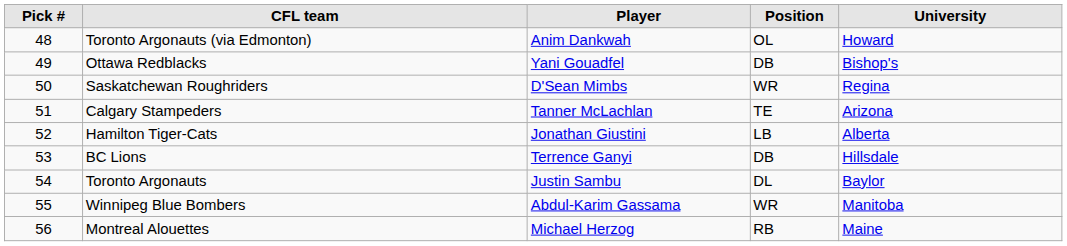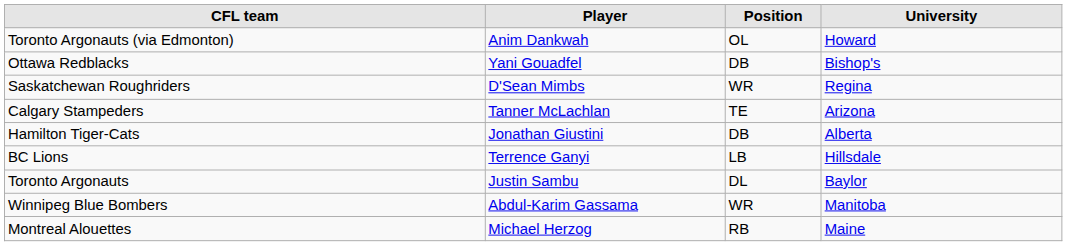- column: (43, 16)
(762, 134) LB -> (739, 134) DB
(764, 157) DB -> (738, 157) LB
